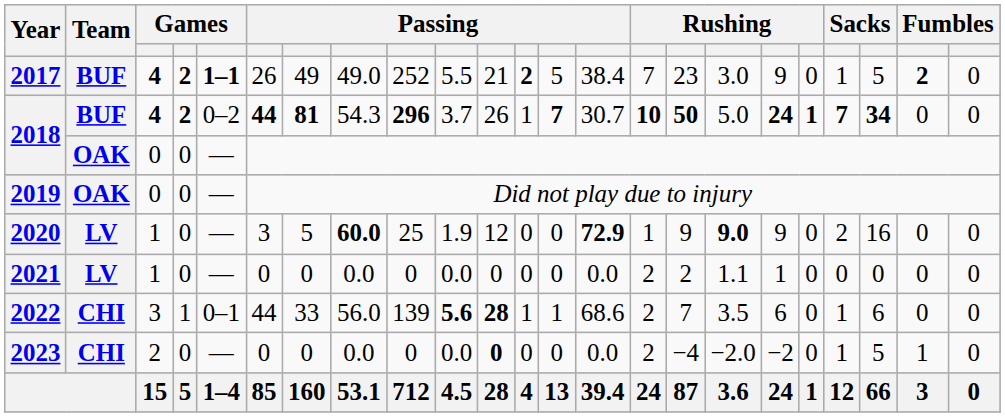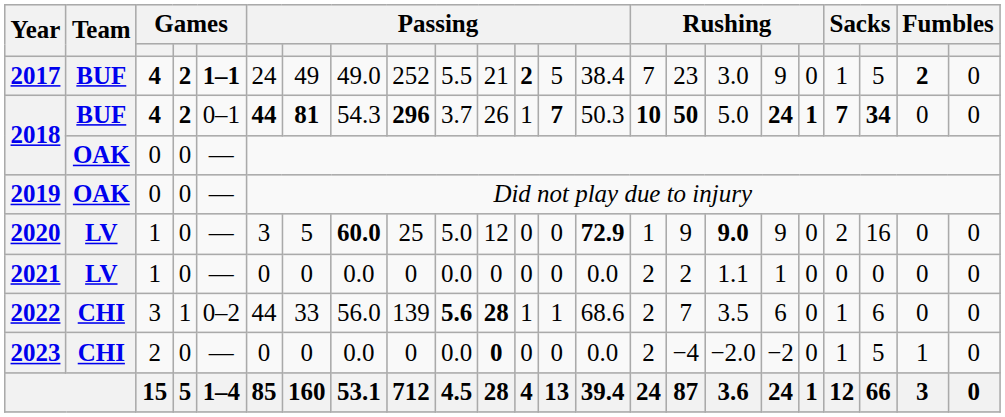(264, 75) 26 -> (264, 75) 24
(221, 114) 0–2 -> (221, 114) 0–1
(603, 114) 30.7 -> (603, 114) 50.3
(457, 233) 1.9 -> (457, 233) 5.0
(221, 312) 0–1 -> (221, 312) 0–2
